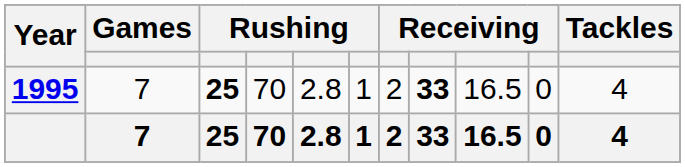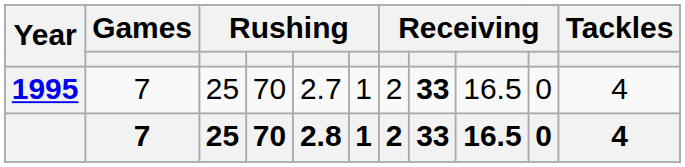(222, 89) bold -> (222, 89) normal
(321, 89) 2.8 -> (321, 89) 2.7
